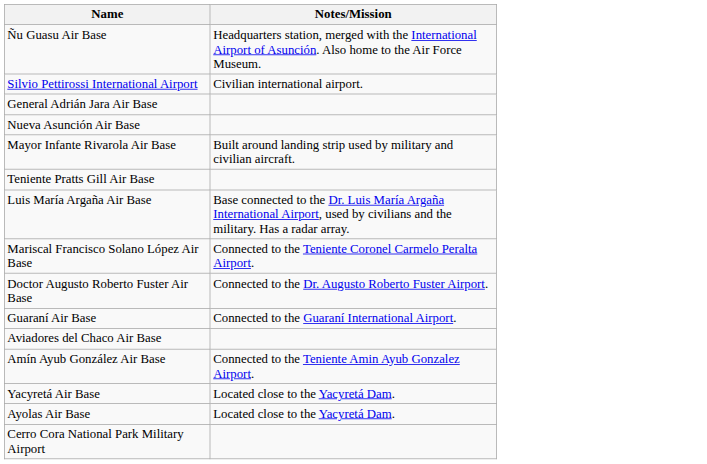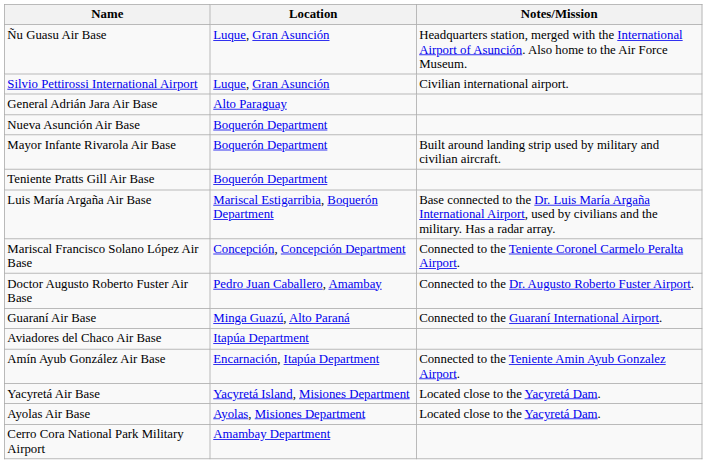+ column: (313, 14)
